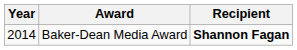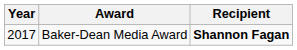(22, 34) 2014 -> (22, 34) 2017
